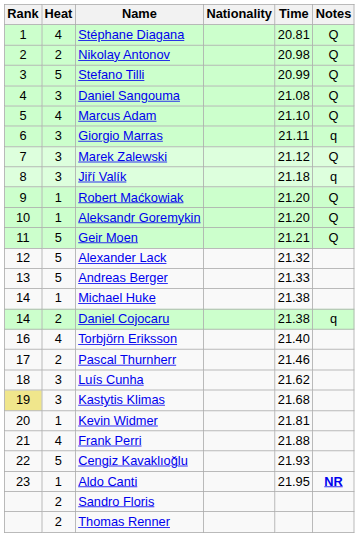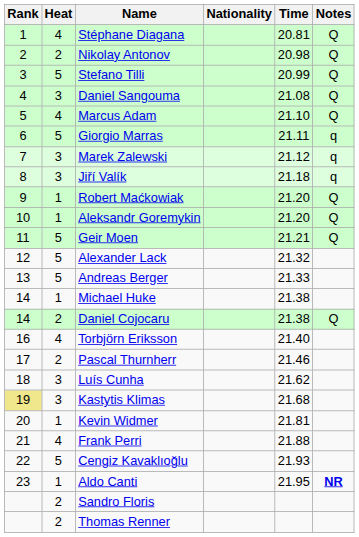(58, 136) 3 -> (58, 136) 5
(334, 156) Q -> (334, 156) q
(334, 319) q -> (334, 319) Q
